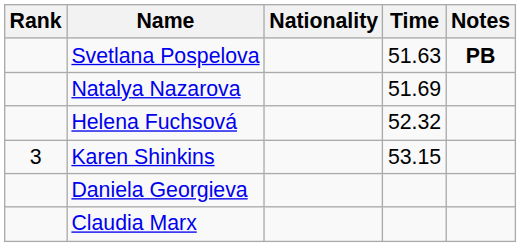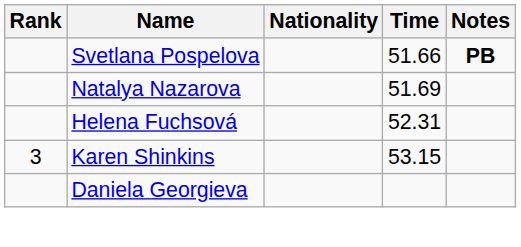(415, 55) 51.63 -> (415, 55) 51.66
(415, 122) 52.32 -> (415, 122) 52.31
- row: (134, 223)
